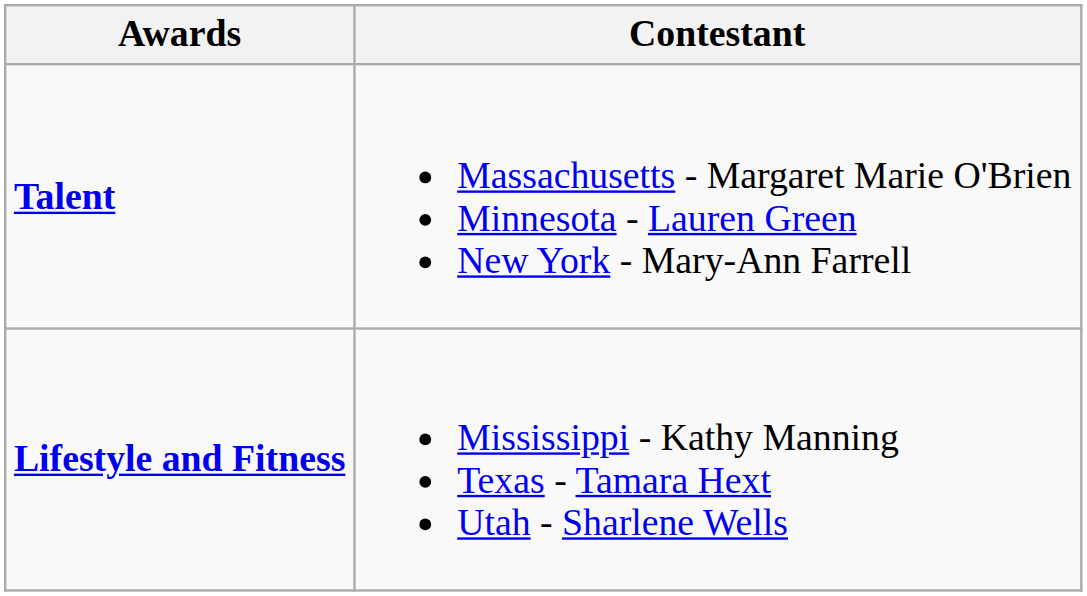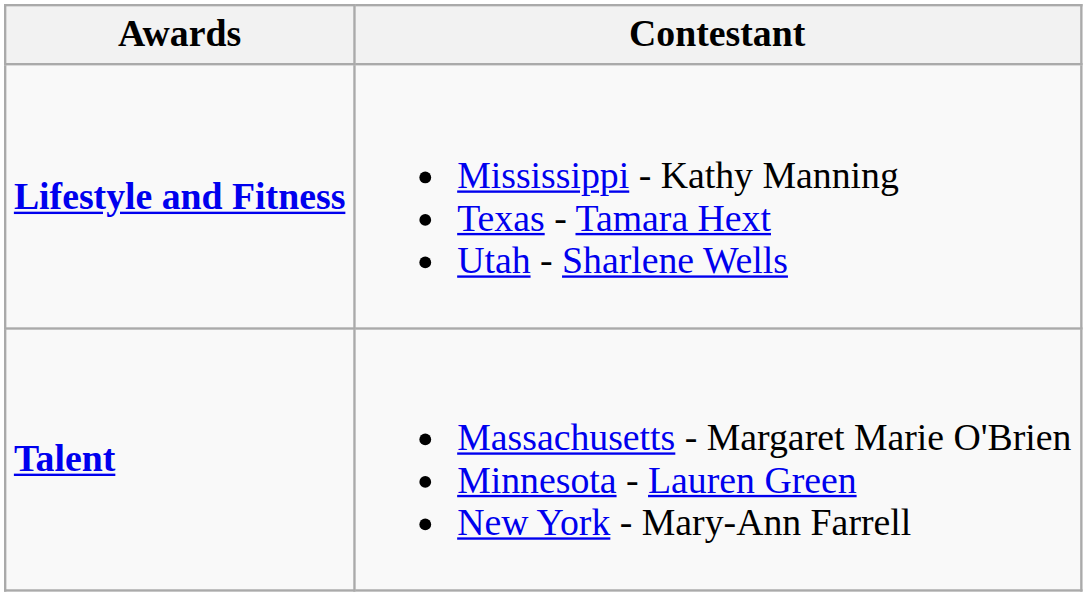rows swapped: (180, 458) <-> (65, 195)
